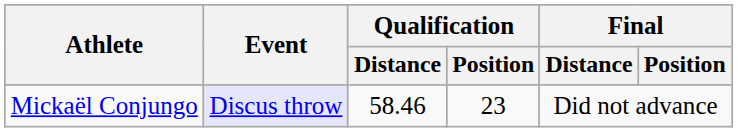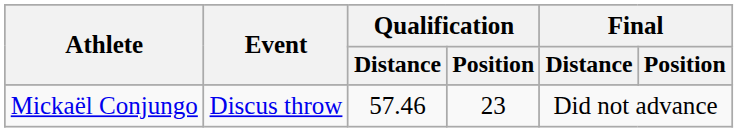(276, 105) lavender background -> (276, 105) no background
(397, 105) 58.46 -> (397, 105) 57.46
